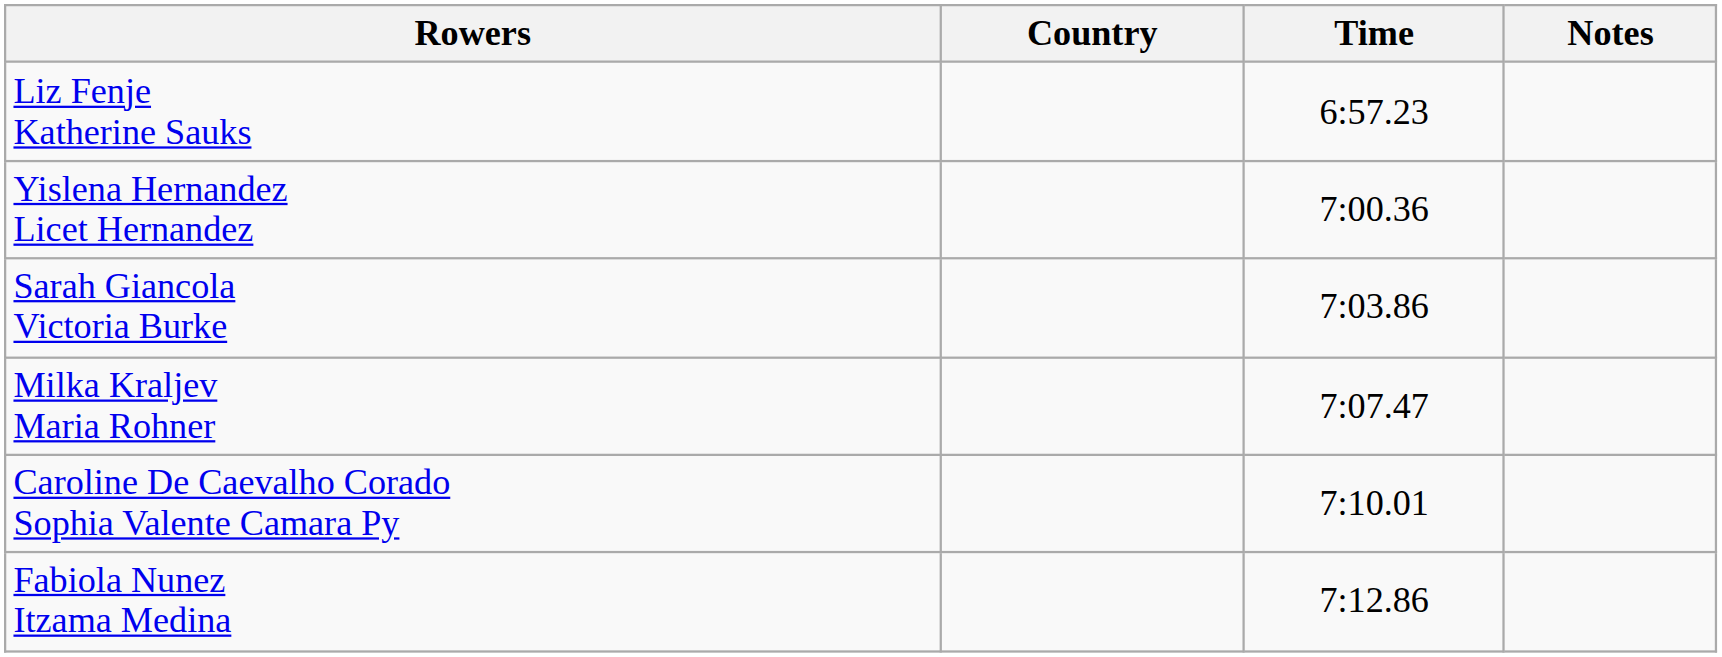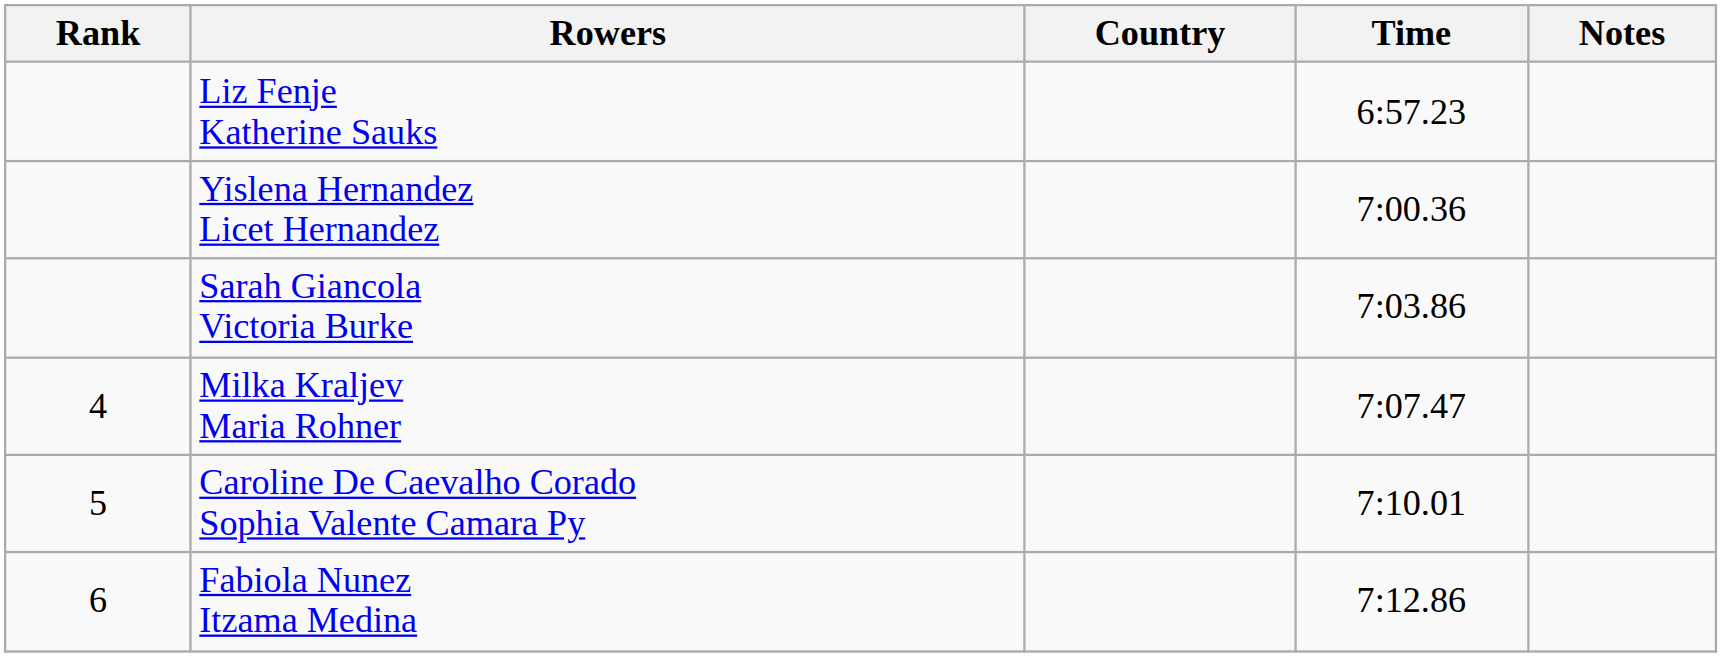+ column: (98, 33)
